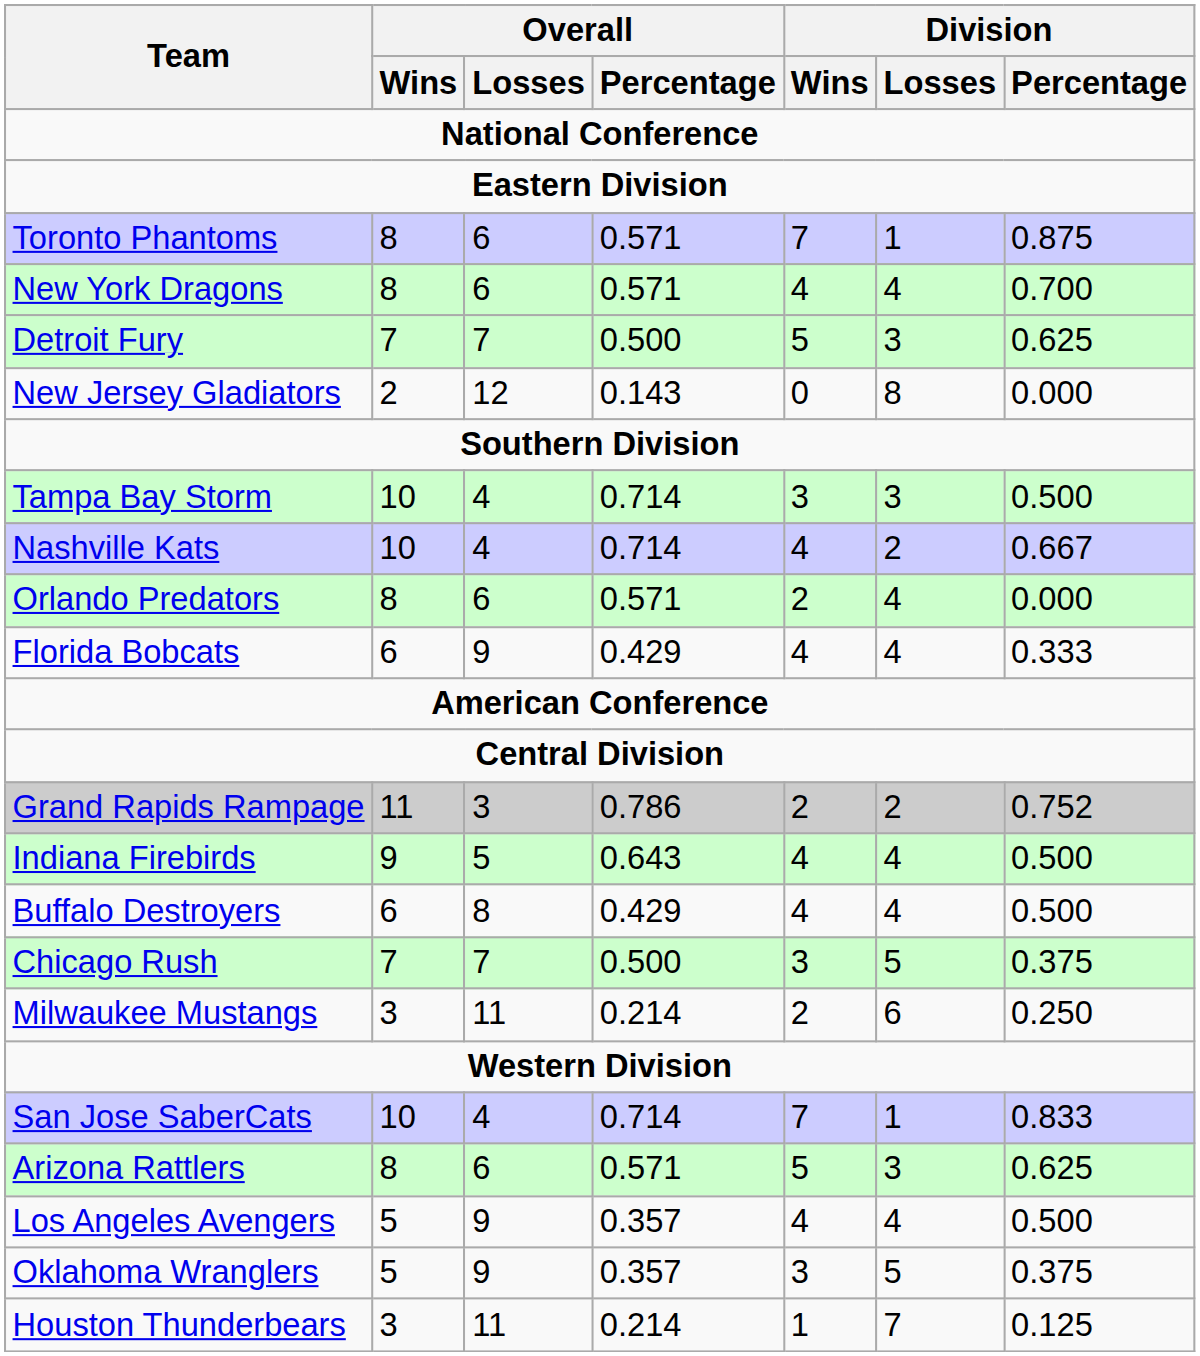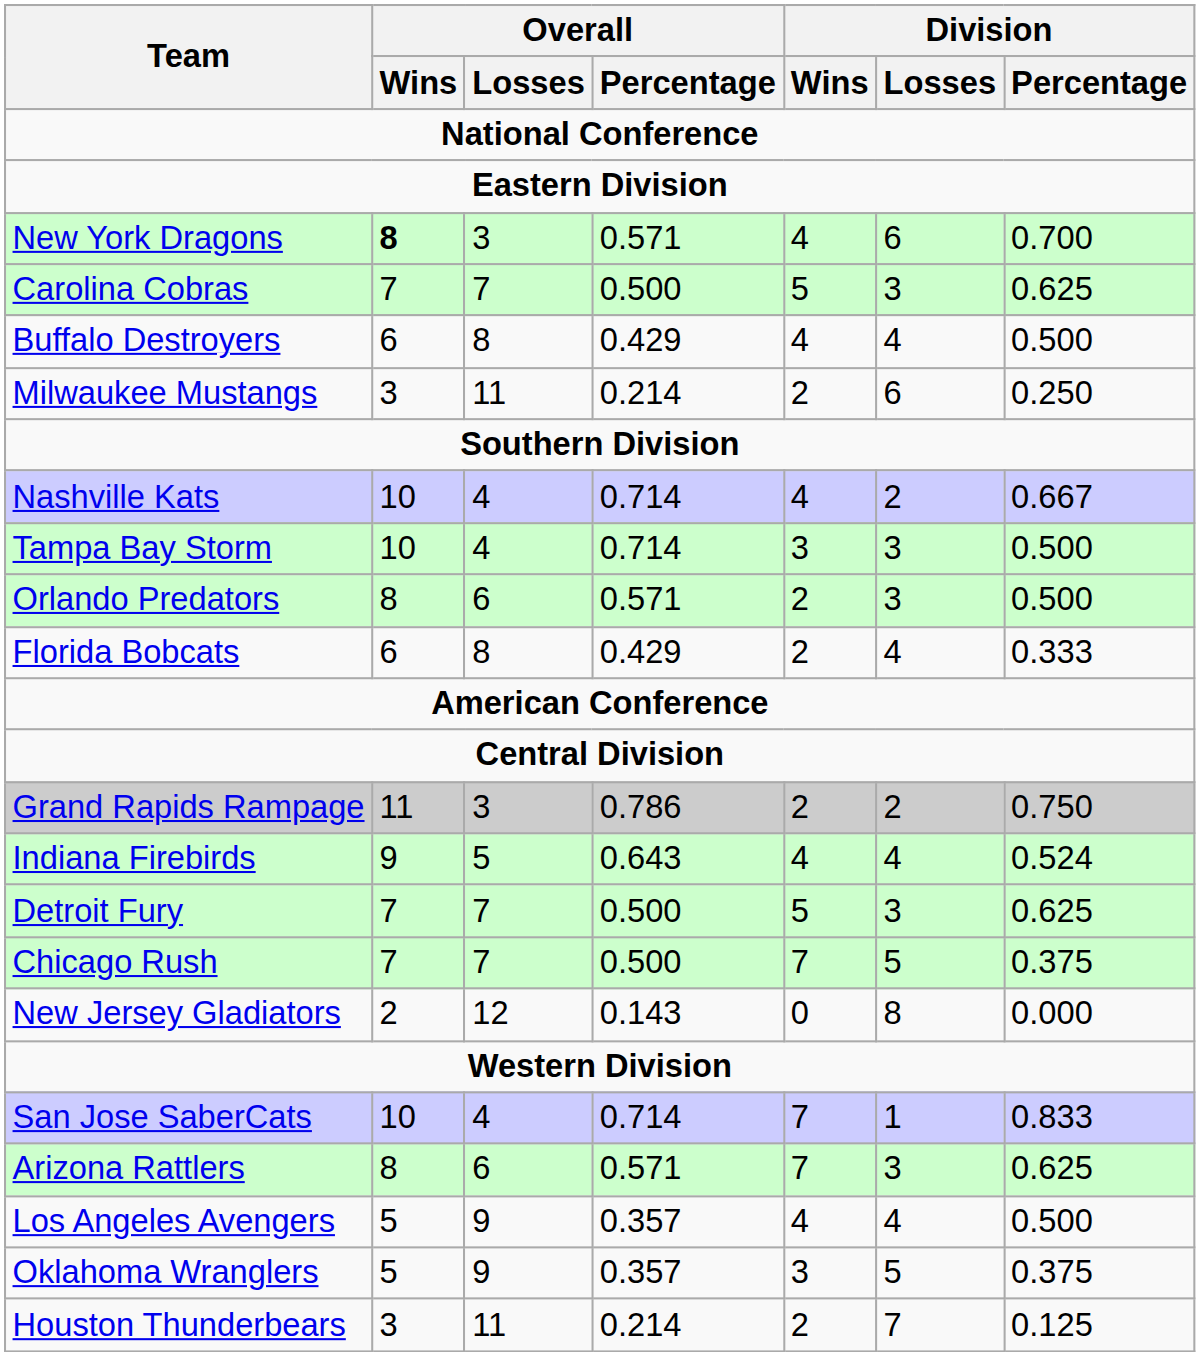- row: (145, 237)
(389, 289) normal -> (389, 237) bold
(481, 289) 6 -> (481, 237) 3
(893, 289) 4 -> (893, 237) 6
+ row: (130, 289)
rows swapped: (146, 910) <-> (98, 340)
rows swapped: (177, 392) <-> (165, 1013)
rows swapped: (116, 548) <-> (142, 496)
(893, 599) 4 -> (893, 599) 3
(1052, 599) 0.000 -> (1052, 599) 0.500
(481, 651) 9 -> (481, 651) 8
(800, 651) 4 -> (800, 651) 2
(1052, 806) 0.752 -> (1052, 806) 0.750
(1052, 858) 0.500 -> (1052, 858) 0.524
(800, 962) 3 -> (800, 962) 7
(800, 1169) 5 -> (800, 1169) 7
(800, 1324) 1 -> (800, 1324) 2
